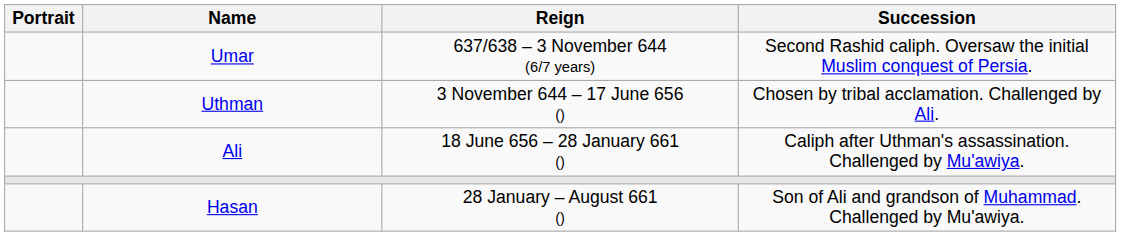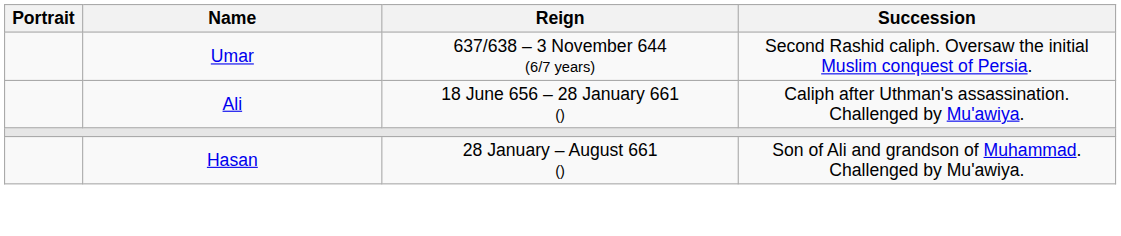- row: (232, 103)
